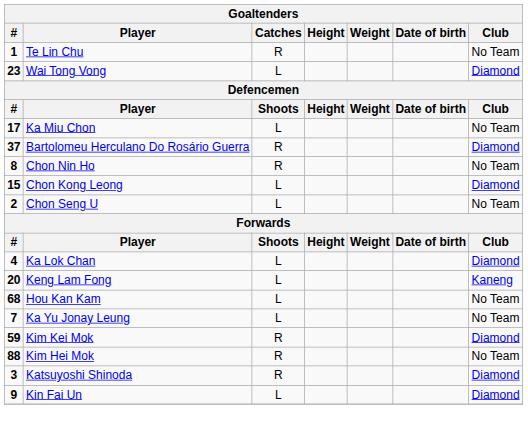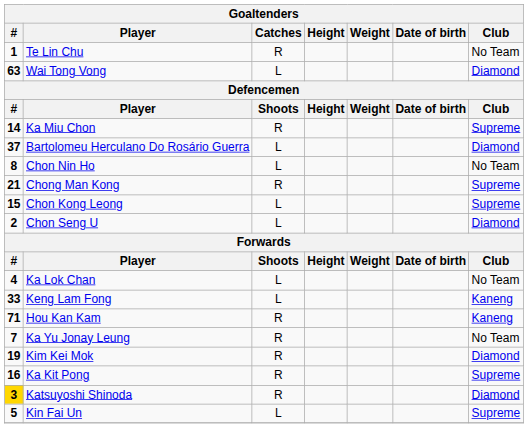(14, 71) 23 -> (14, 71) 63
(14, 128) 17 -> (14, 128) 14
(278, 128) L -> (278, 128) R
(495, 128) No Team -> (496, 128) Supreme
(278, 147) R -> (278, 147) L
(278, 166) R -> (278, 166) L
+ row: (73, 185)
(496, 185) Diamond -> (496, 204) Supreme
(495, 204) No Team -> (496, 223) Diamond
(496, 261) Diamond -> (495, 280) No Team
(14, 280) 20 -> (14, 299) 33
(14, 299) 68 -> (14, 318) 71
(278, 299) L -> (278, 318) R
(495, 299) No Team -> (492, 318) Kaneng
(278, 318) L -> (278, 337) R
(14, 337) 59 -> (14, 356) 19
- row: (60, 356)
+ row: (58, 375)
(14, 375) no background -> (14, 394) gold background
(14, 394) 9 -> (14, 413) 5
(496, 394) Diamond -> (496, 413) Supreme
